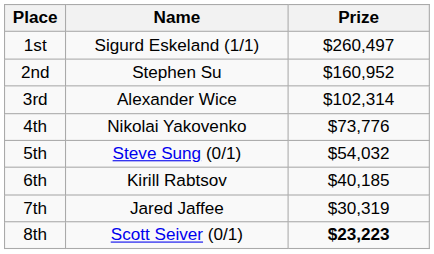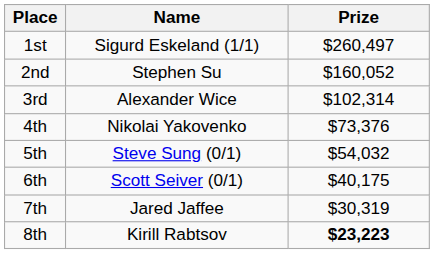(359, 72) $160,952 -> (359, 72) $160,052
(359, 126) $73,776 -> (359, 126) $73,376
(177, 180) Kirill Rabtsov -> (177, 180) Scott Seiver (0/1)
(359, 180) $40,185 -> (359, 180) $40,175
(177, 235) Scott Seiver (0/1) -> (177, 235) Kirill Rabtsov
